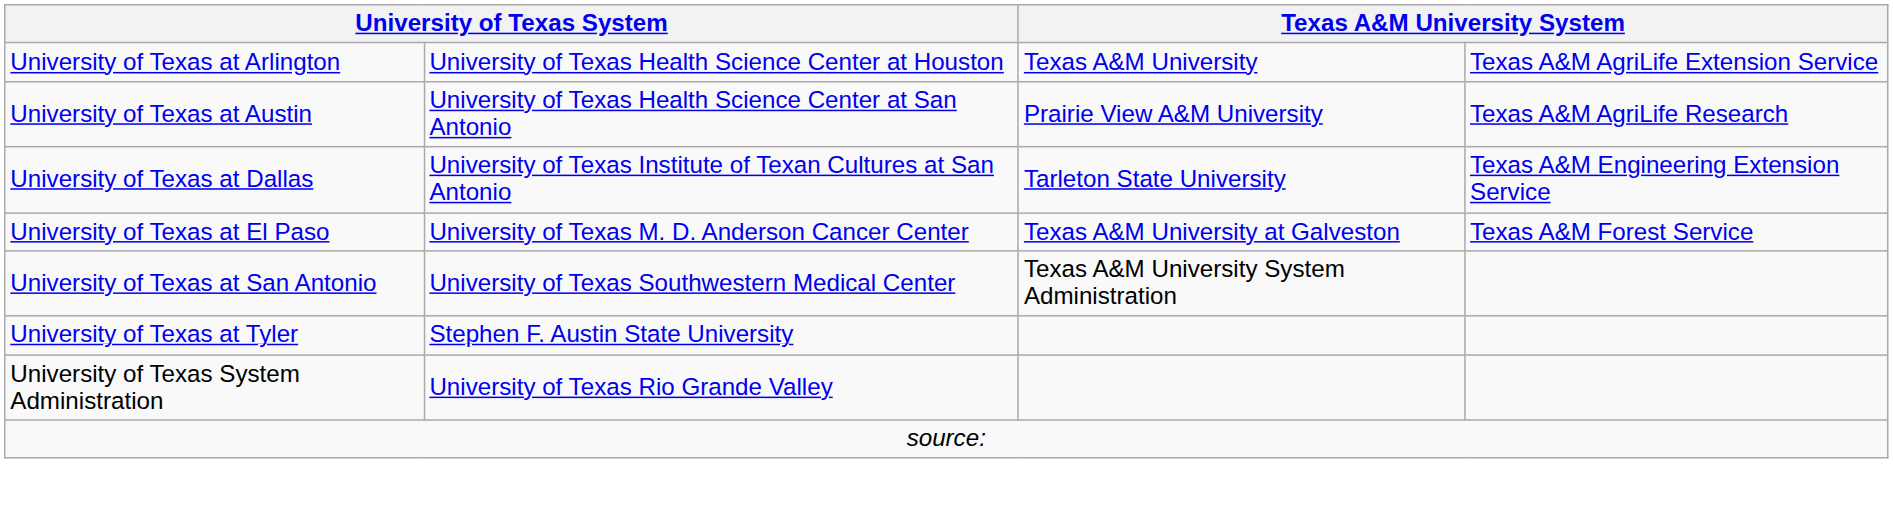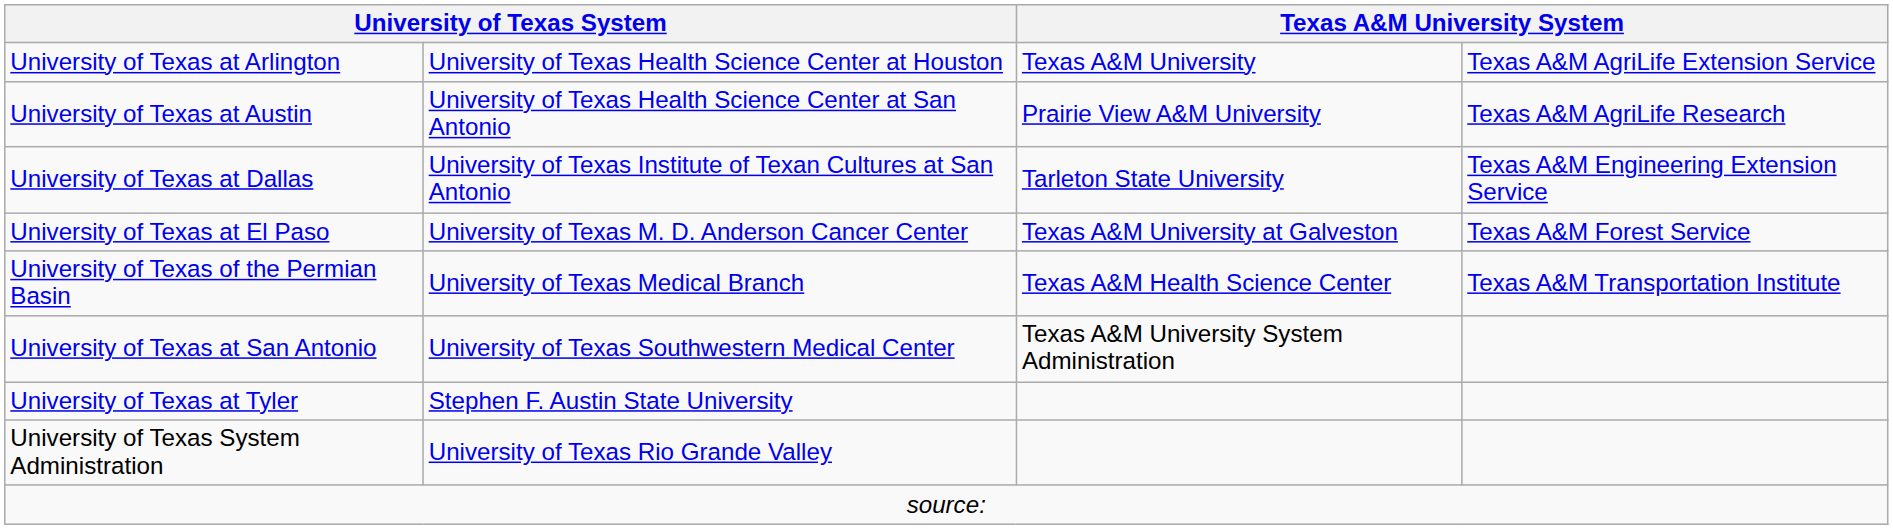+ row: (193, 283)
